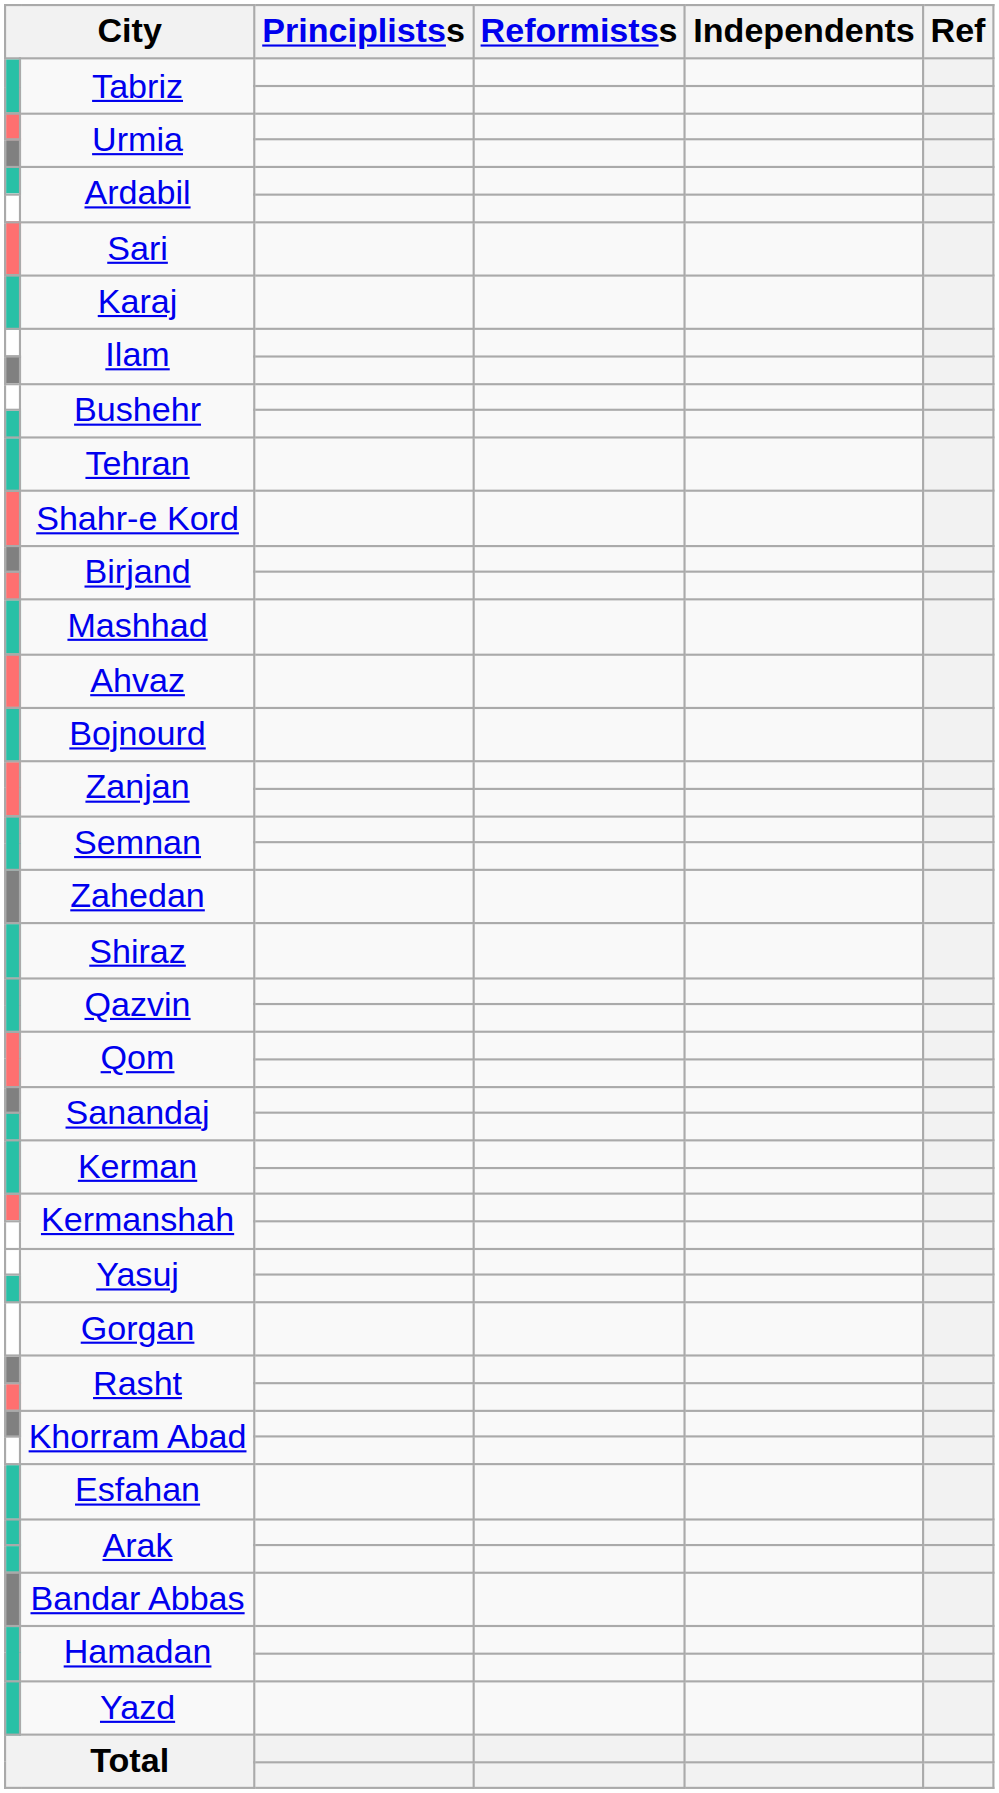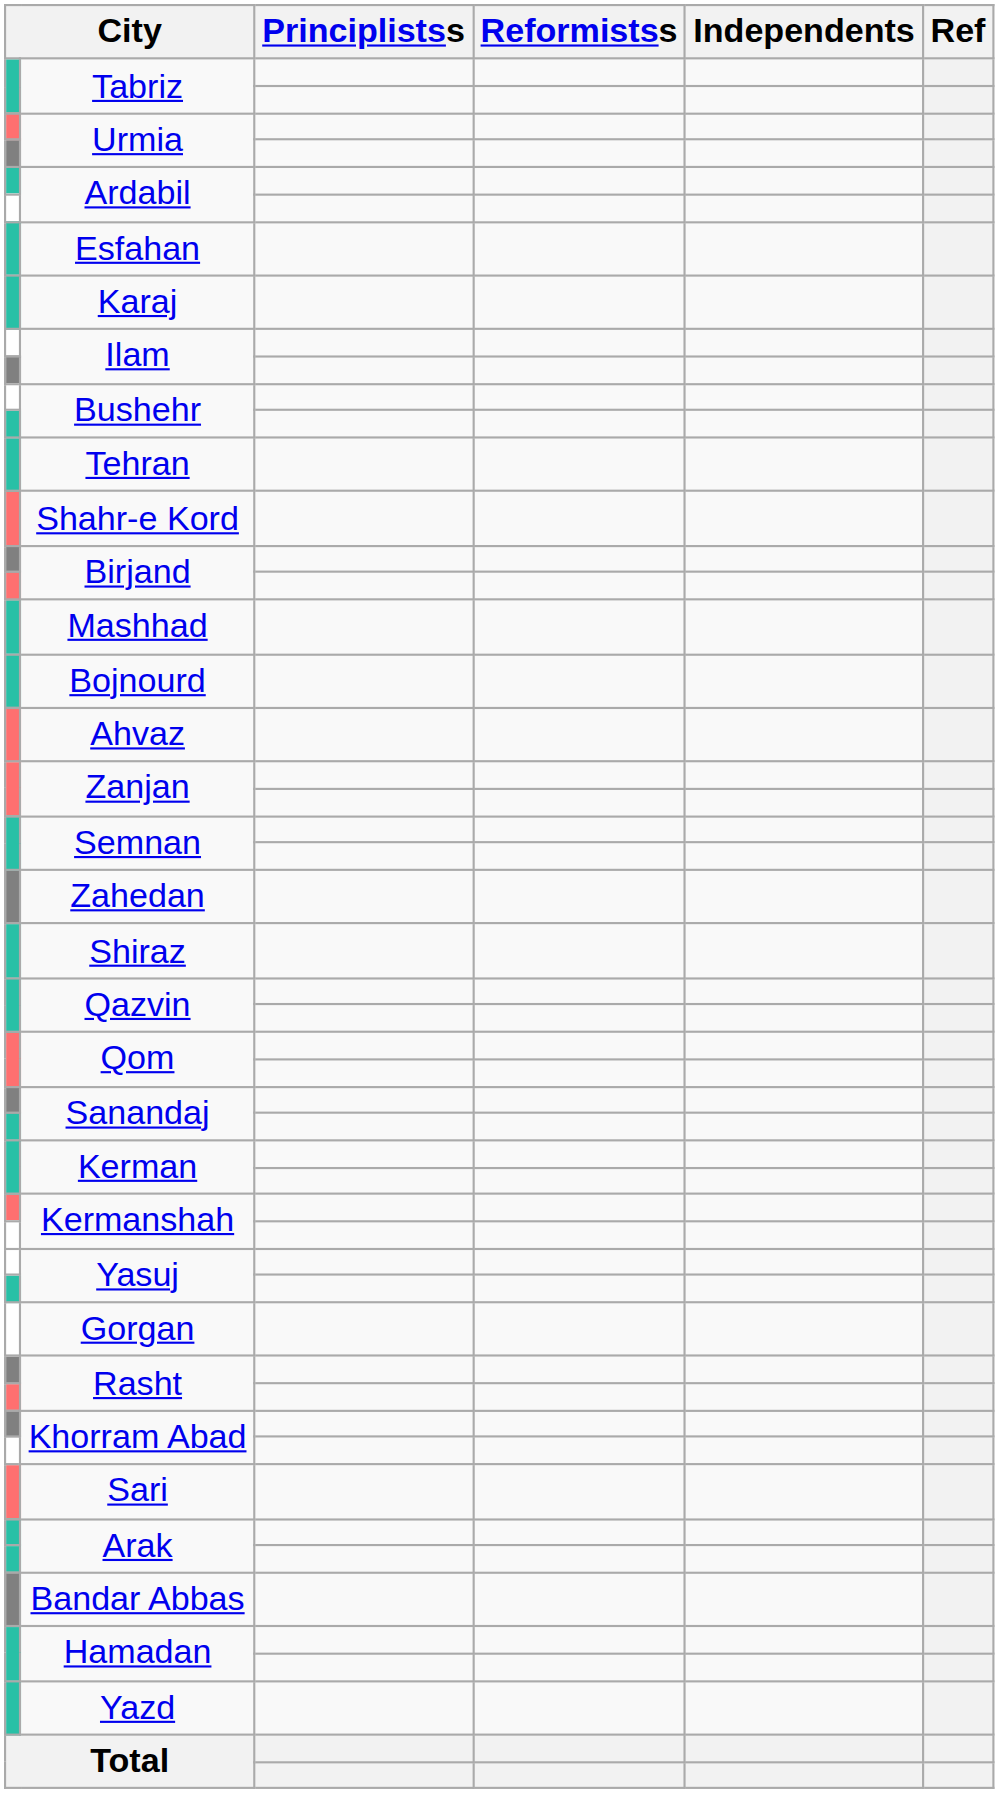rows swapped: (13, 1491) <-> (13, 248)
rows swapped: (13, 735) <-> (13, 681)
